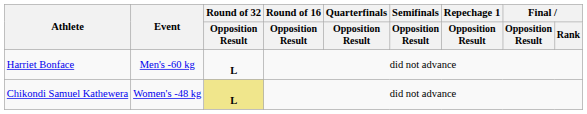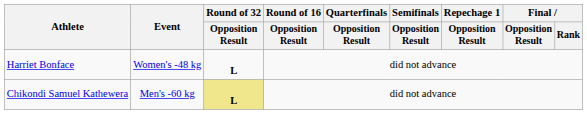(167, 65) Men's -60 kg -> (167, 65) Women's -48 kg
(167, 94) Women's -48 kg -> (167, 94) Men's -60 kg
